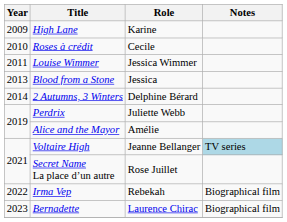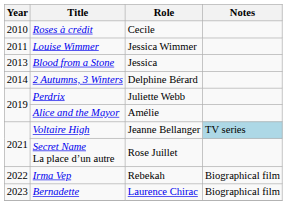- row: (55, 29)
